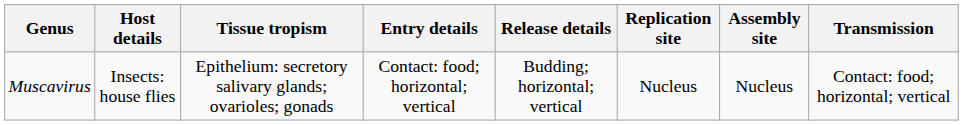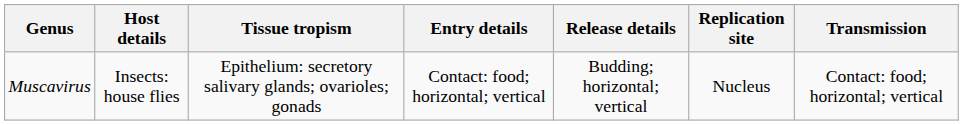- column: (764, 28)
